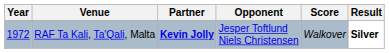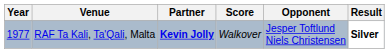columns swapped: (259, 13) <-> (325, 13)
(18, 35) 1972 -> (18, 35) 1977
